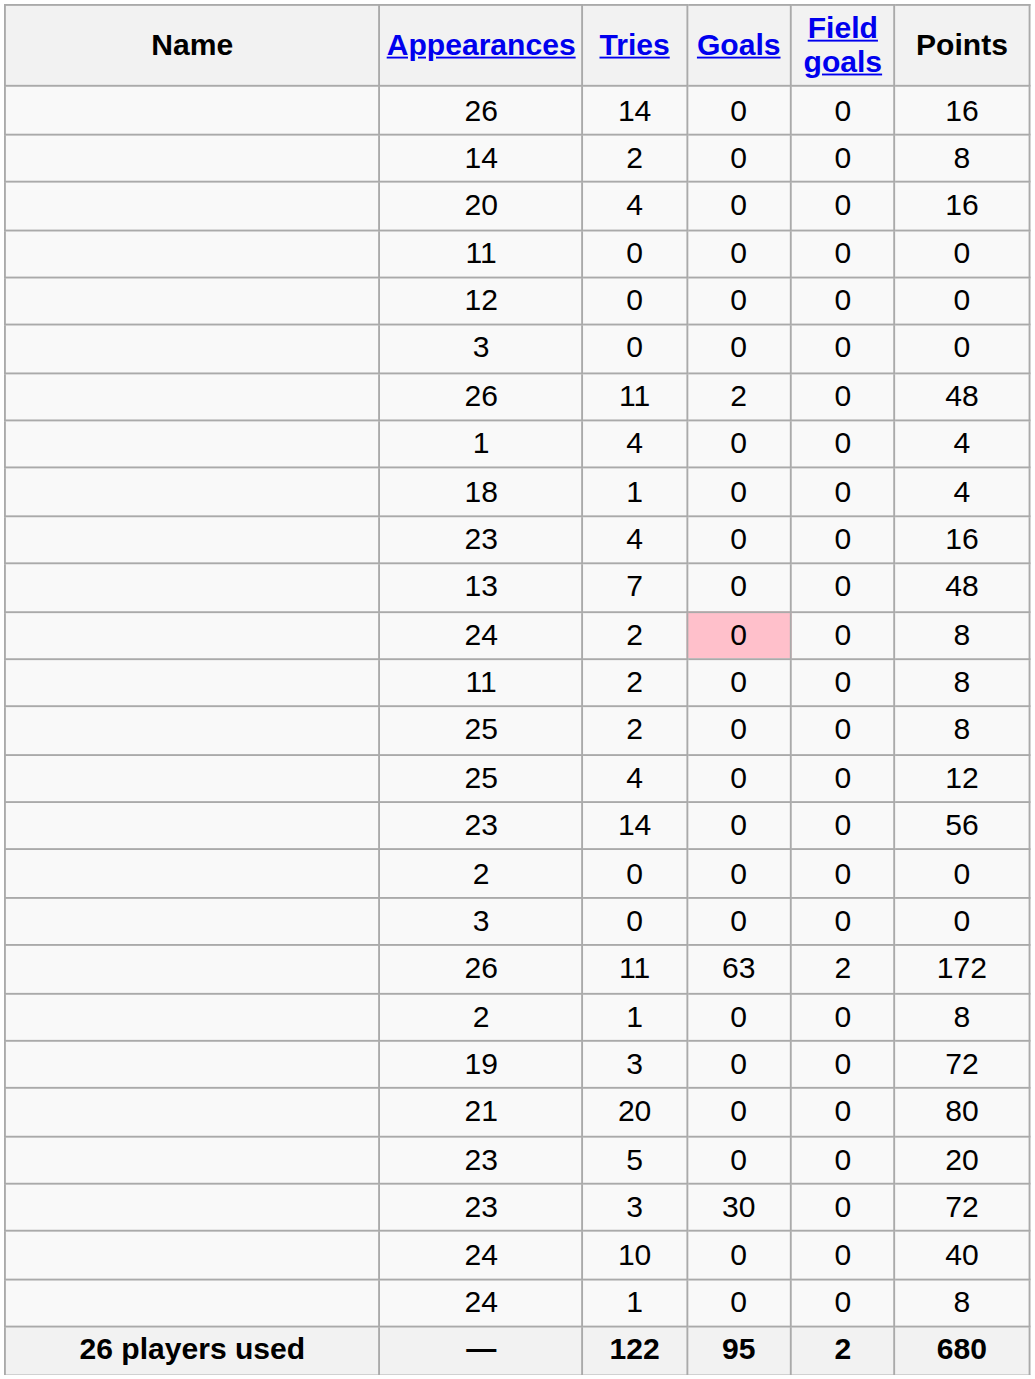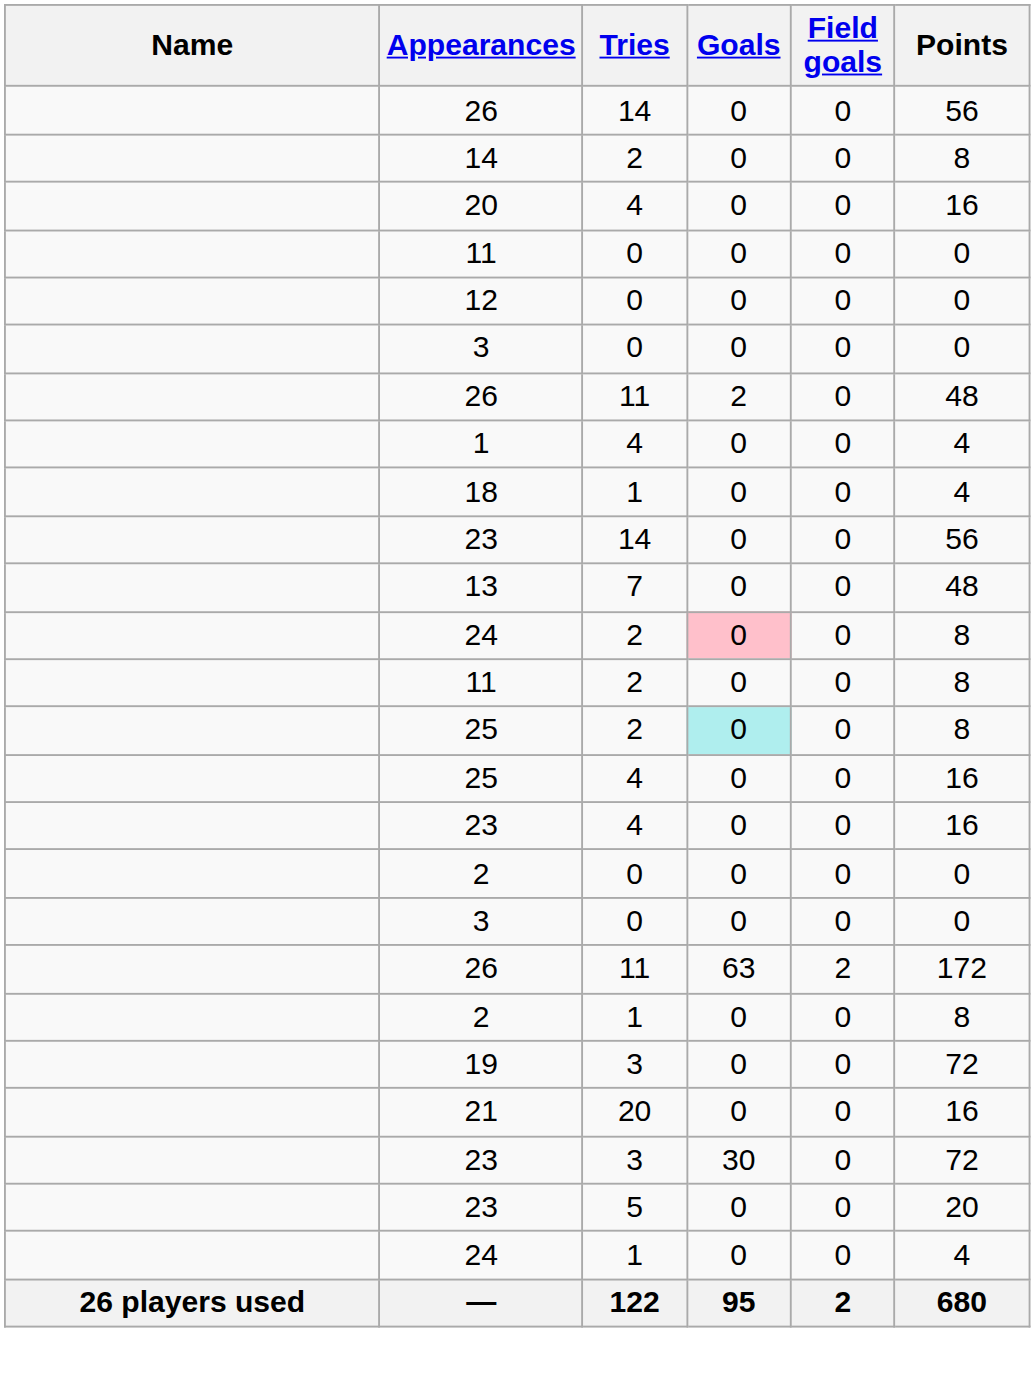(962, 109) 16 -> (962, 109) 56
rows swapped: (481, 539) <-> (481, 825)
(739, 730) no background -> (739, 730) paleturquoise background
(962, 777) 12 -> (962, 777) 16
(962, 1111) 80 -> (962, 1111) 16
rows swapped: (481, 1207) <-> (481, 1159)
- row: (481, 1254)
(962, 1302) 8 -> (962, 1254) 4
